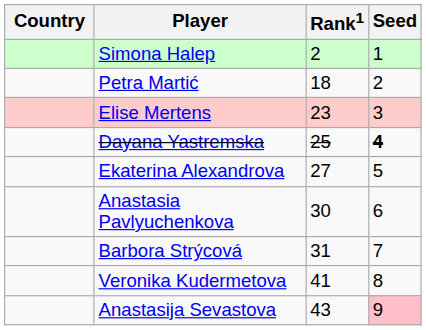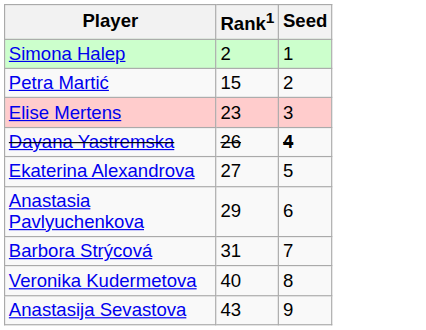- column: (49, 21)
(320, 83) 18 -> (231, 83) 15
(320, 141) 25 -> (231, 141) 26
(320, 211) 30 -> (231, 211) 29
(320, 280) 41 -> (231, 280) 40
(378, 310) pink background -> (288, 310) no background
